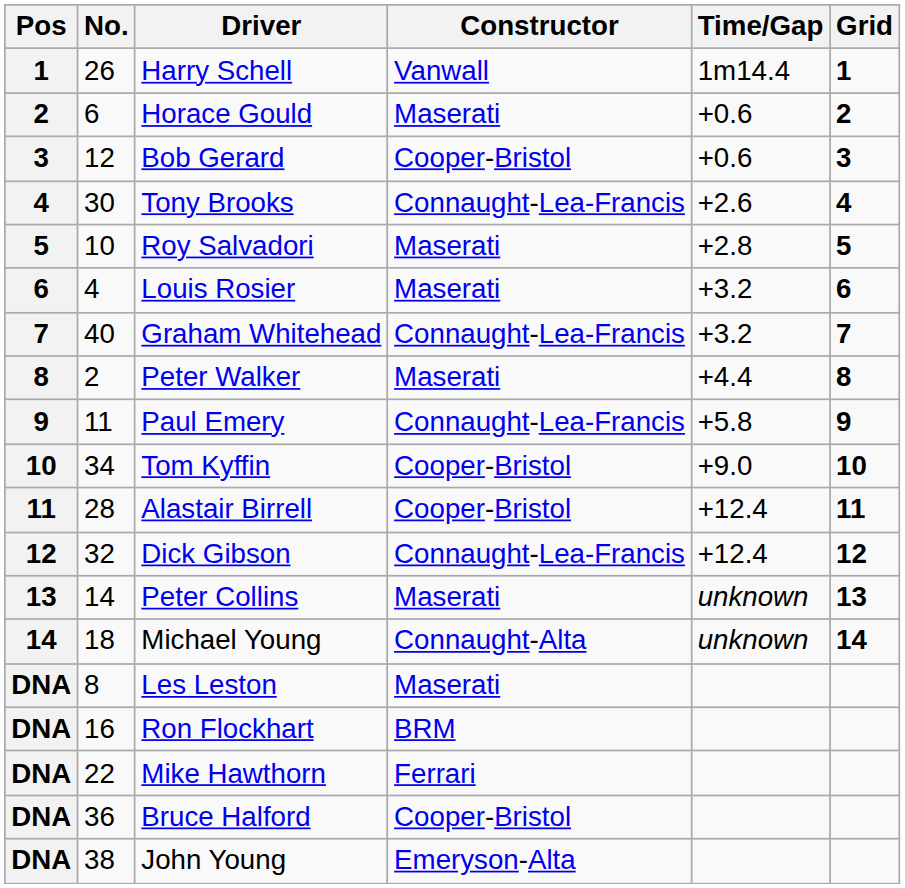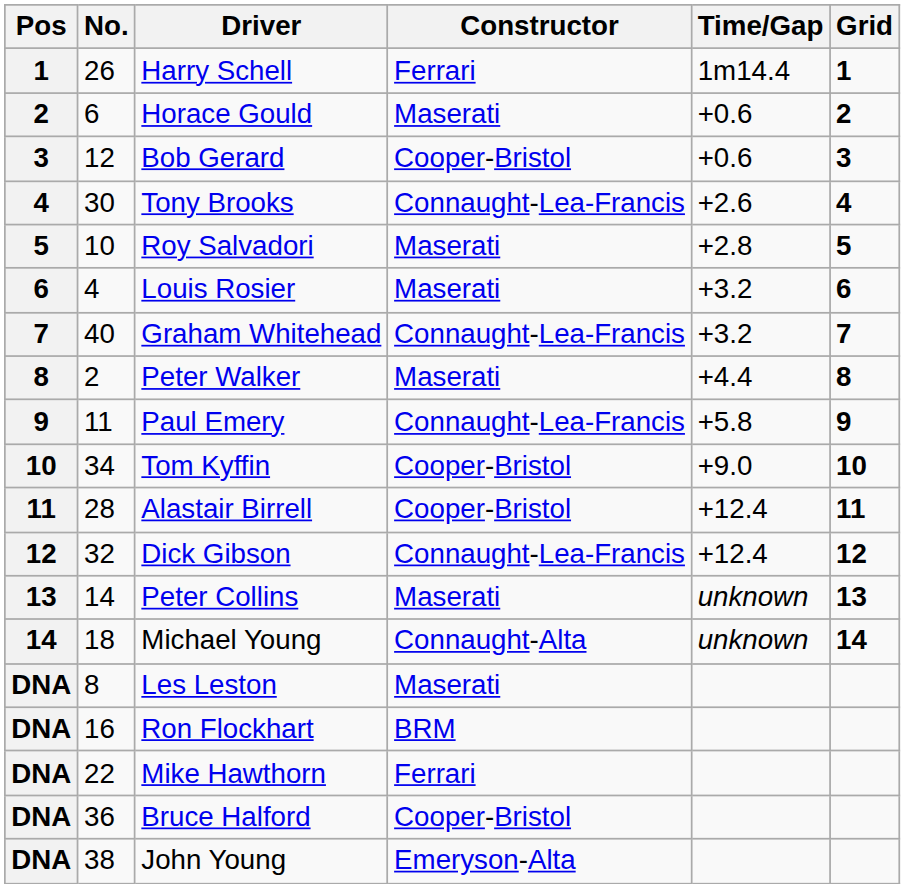(442, 70) Vanwall -> (435, 70) Ferrari
